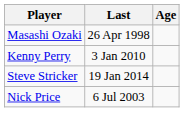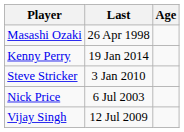(119, 56) 3 Jan 2010 -> (119, 56) 19 Jan 2014
(119, 76) 19 Jan 2014 -> (119, 76) 3 Jan 2010
+ row: (37, 117)
